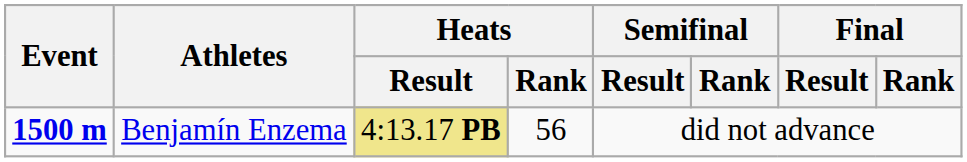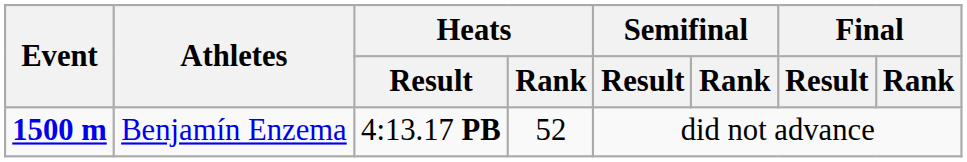(431, 131) khaki background -> (431, 131) no background
(551, 131) 56 -> (551, 131) 52
